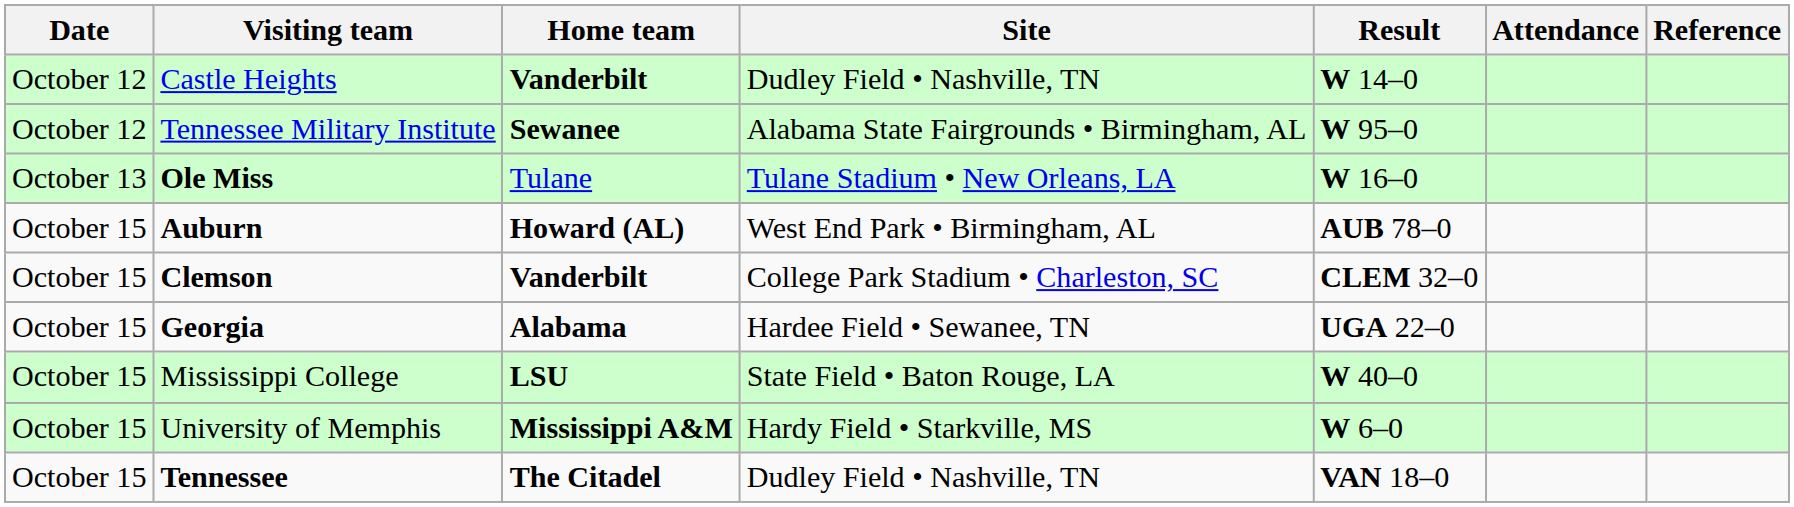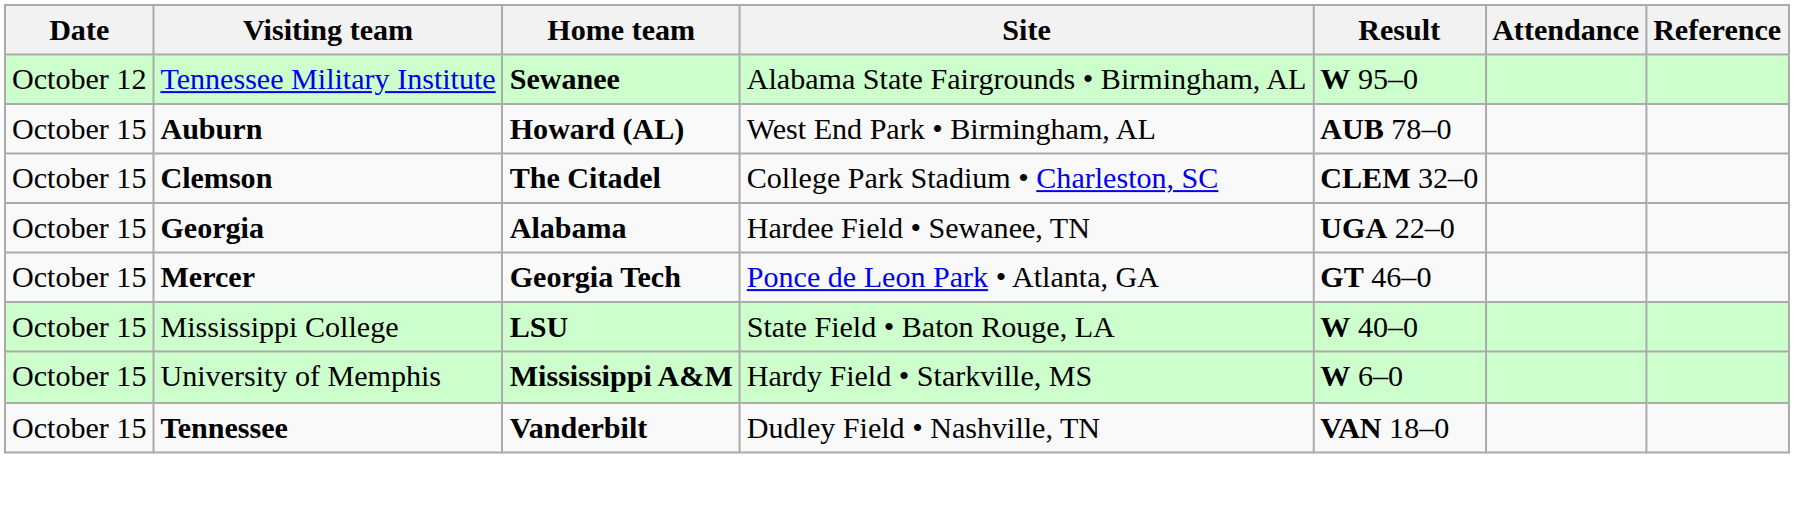- row: (249, 79)
- row: (217, 178)
(579, 277) Vanderbilt -> (585, 178) The Citadel
+ row: (208, 277)
(585, 476) The Citadel -> (579, 426) Vanderbilt
